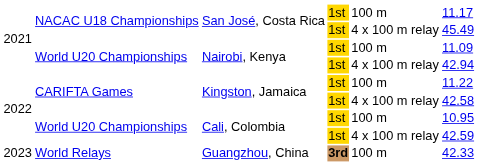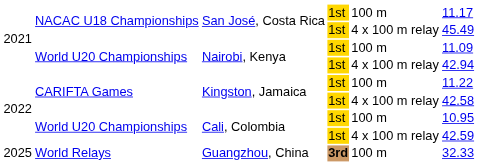(18, 153) 2023 -> (18, 153) 2025
(458, 153) 42.33 -> (458, 153) 32.33
